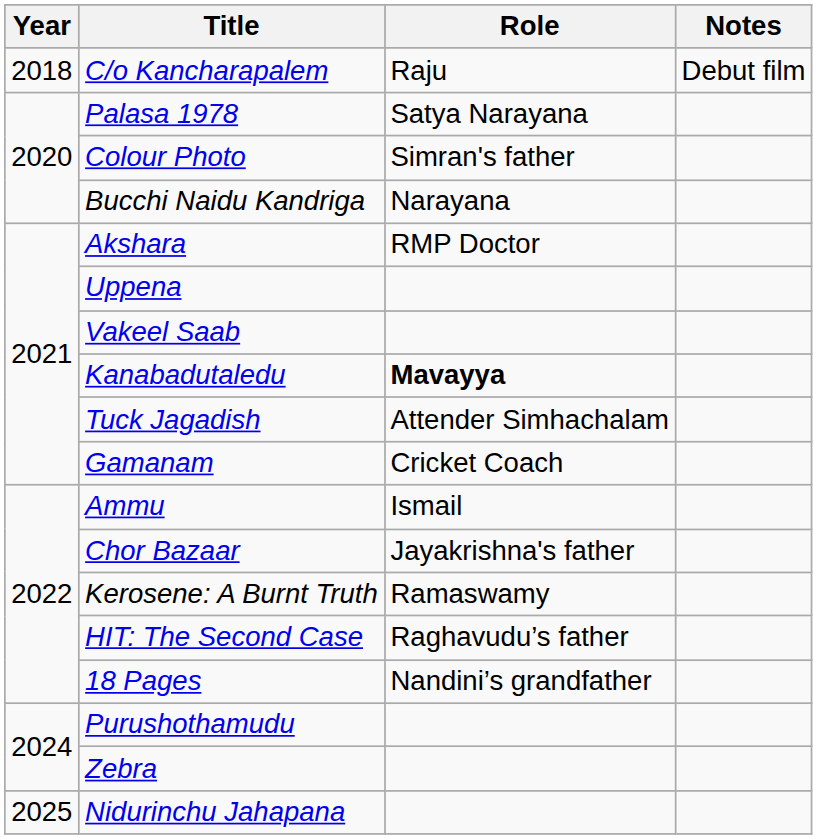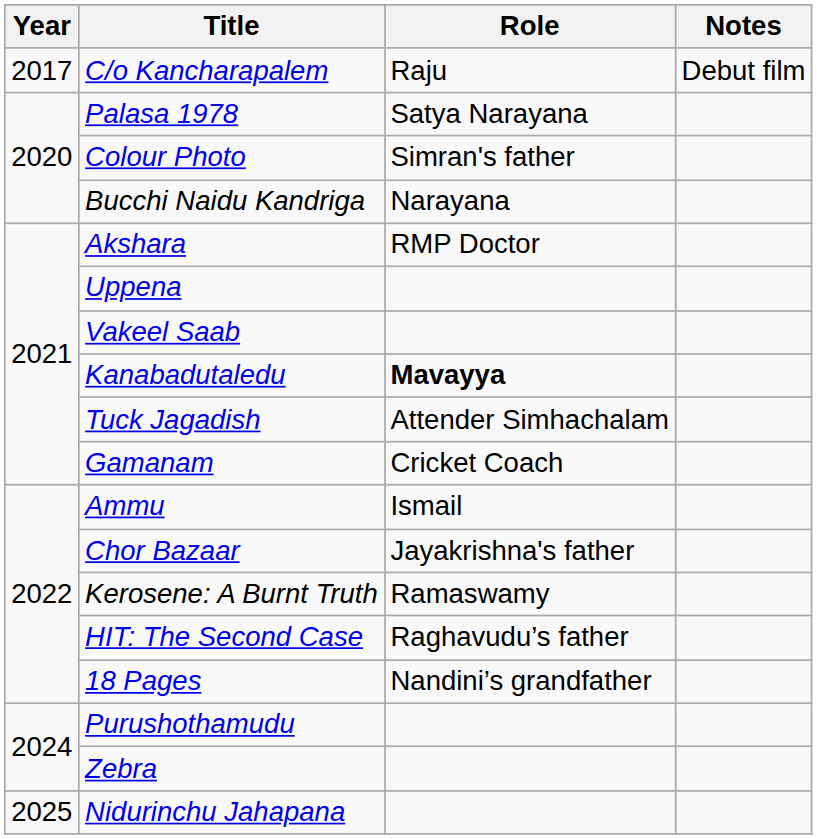(42, 69) 2018 -> (42, 69) 2017
